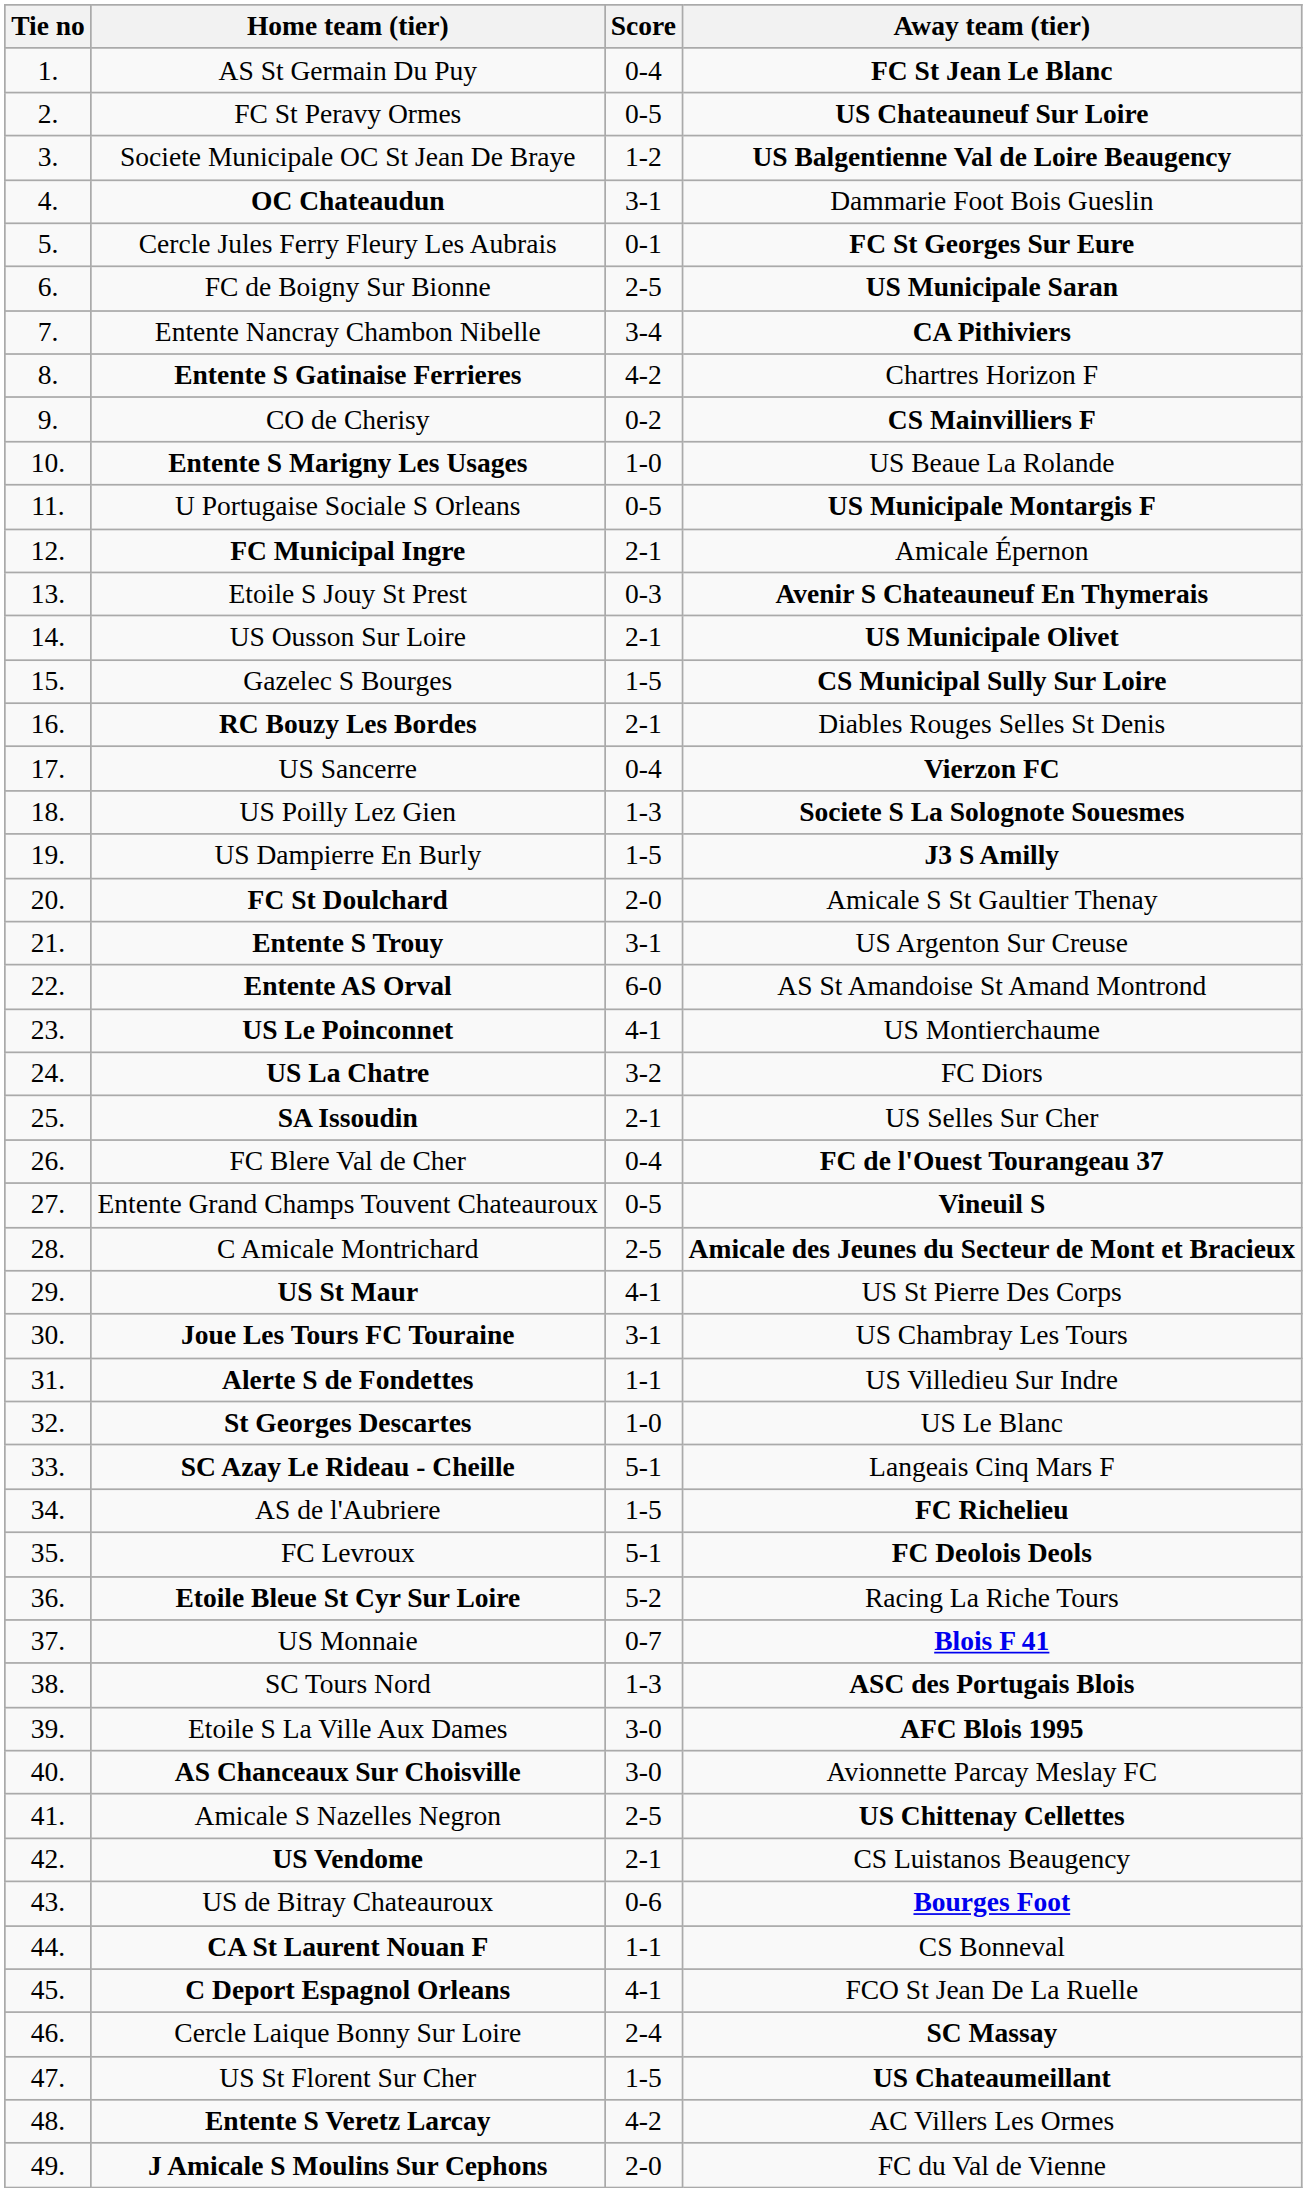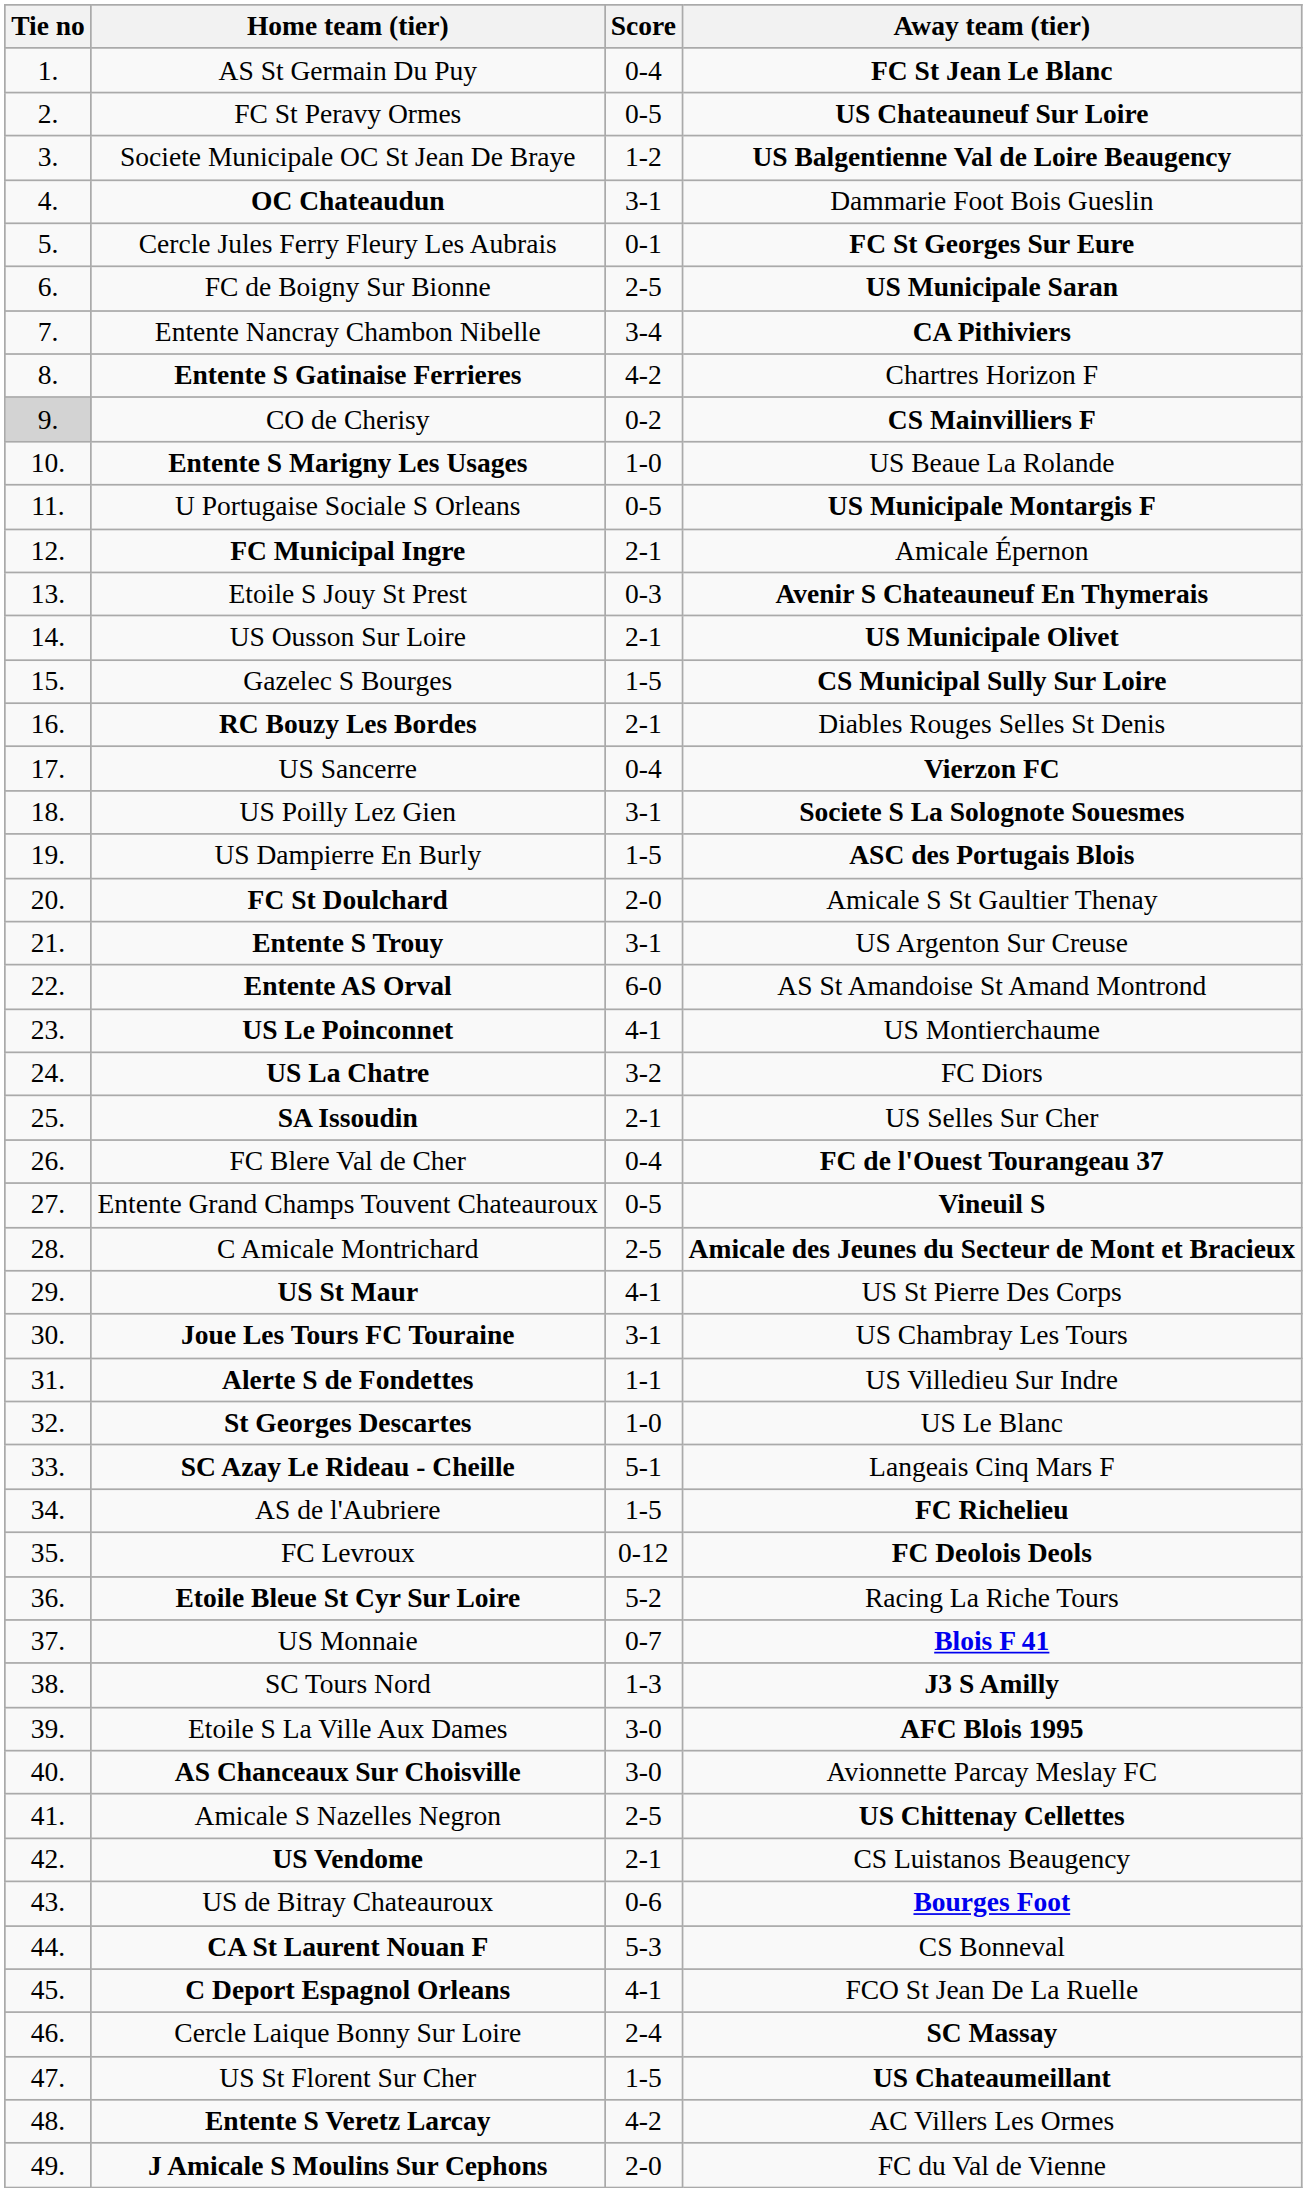(48, 419) no background -> (48, 419) lightgrey background
(643, 811) 1-3 -> (643, 811) 3-1
(992, 855) J3 S Amilly -> (992, 855) ASC des Portugais Blois
(643, 1553) 5-1 -> (643, 1553) 0-12
(992, 1684) ASC des Portugais Blois -> (992, 1684) J3 S Amilly
(643, 1946) 1-1 -> (643, 1946) 5-3
